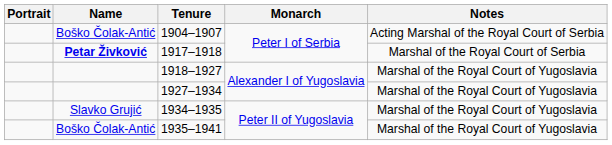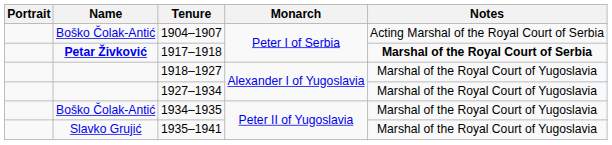(487, 52) normal -> (487, 52) bold
(106, 110) Slavko Grujić -> (106, 110) Boško Čolak-Antić
(106, 129) Boško Čolak-Antić -> (106, 129) Slavko Grujić
